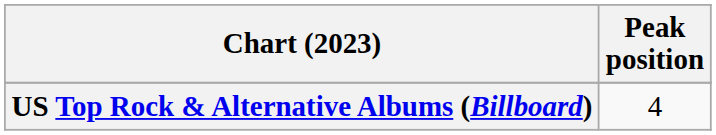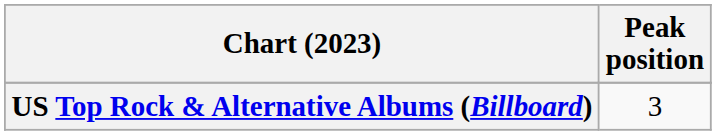(655, 105) 4 -> (655, 105) 3
